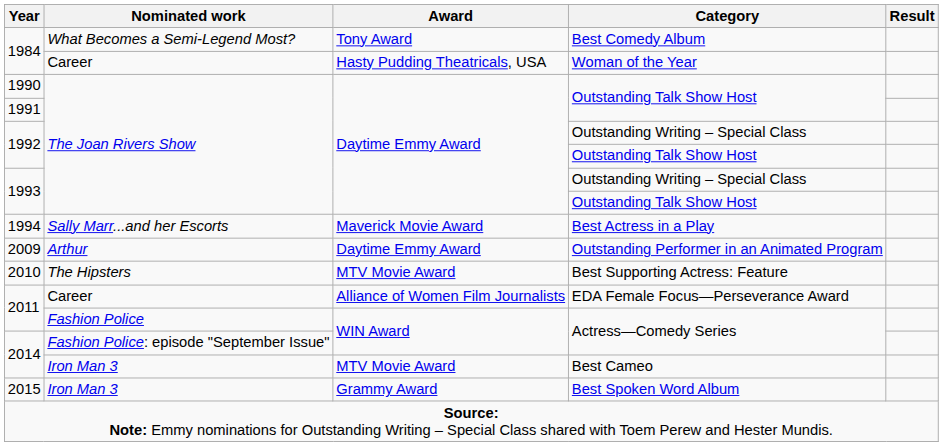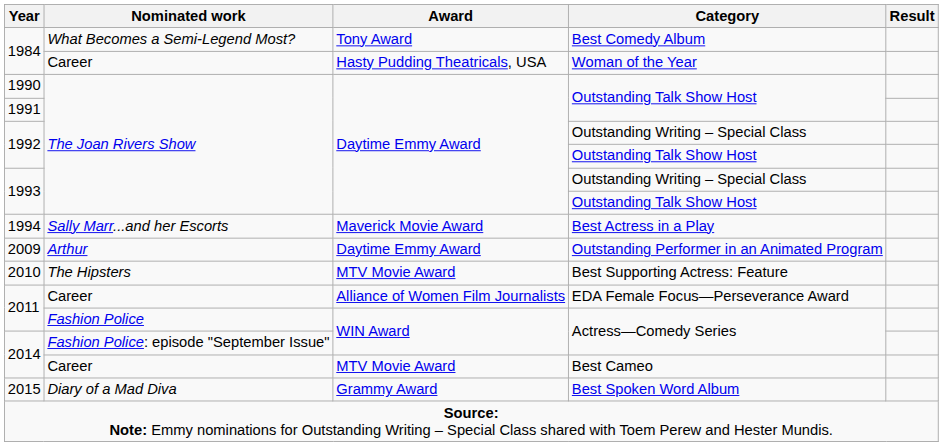(83, 366) Iron Man 3 -> (70, 366) Career
(83, 389) Iron Man 3 -> (112, 389) Diary of a Mad Diva
